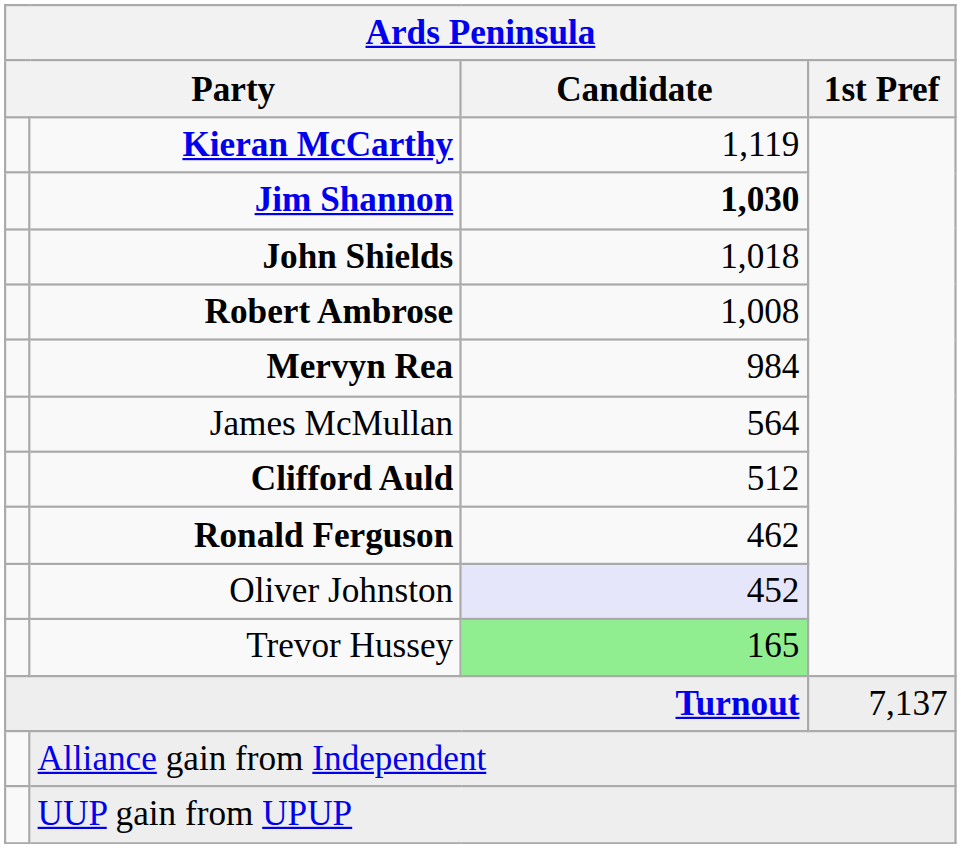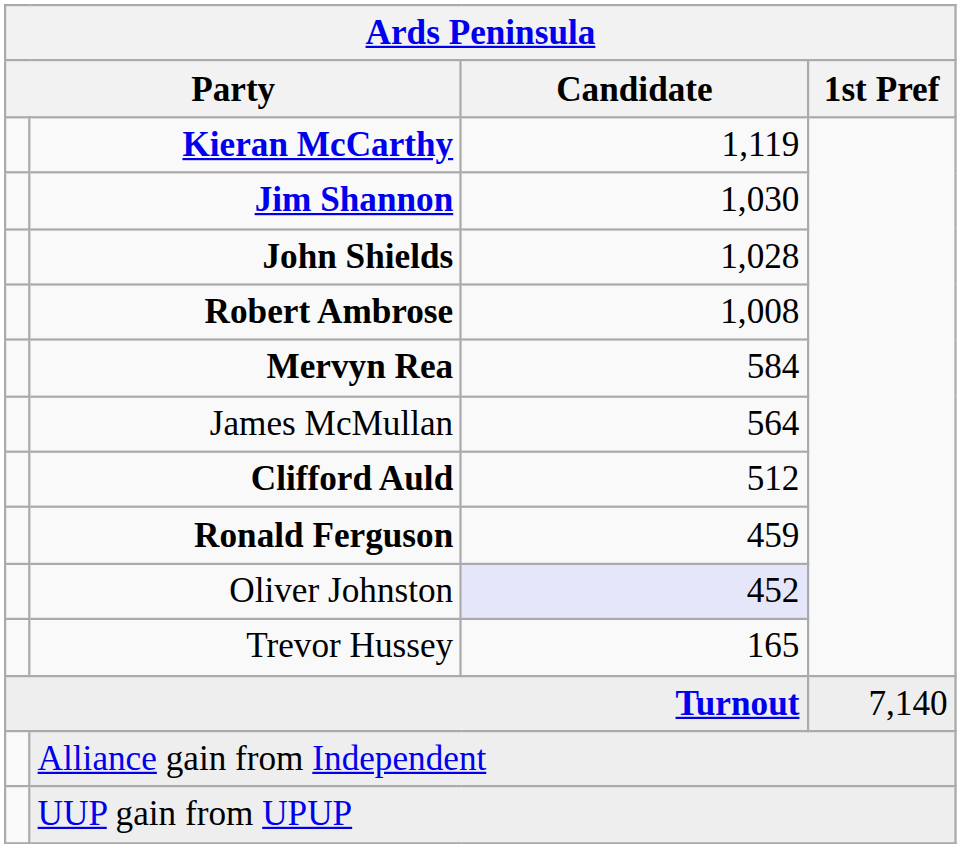(760, 199) bold -> (760, 199) normal
(760, 255) 1,018 -> (760, 255) 1,028
(773, 367) 984 -> (773, 367) 584
(773, 534) 462 -> (773, 534) 459
(773, 646) lightgreen background -> (773, 646) no background
(908, 702) 7,137 -> (908, 702) 7,140
